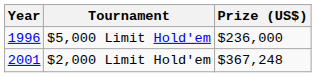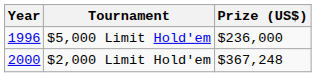(24, 60) 2001 -> (24, 60) 2000
